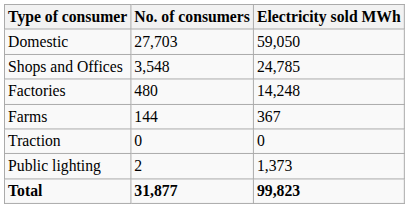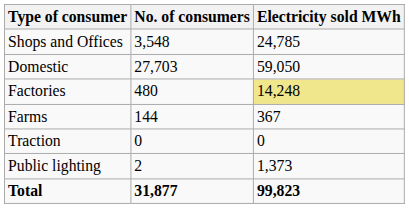rows swapped: (38, 41) <-> (65, 66)
(279, 91) no background -> (279, 91) khaki background
